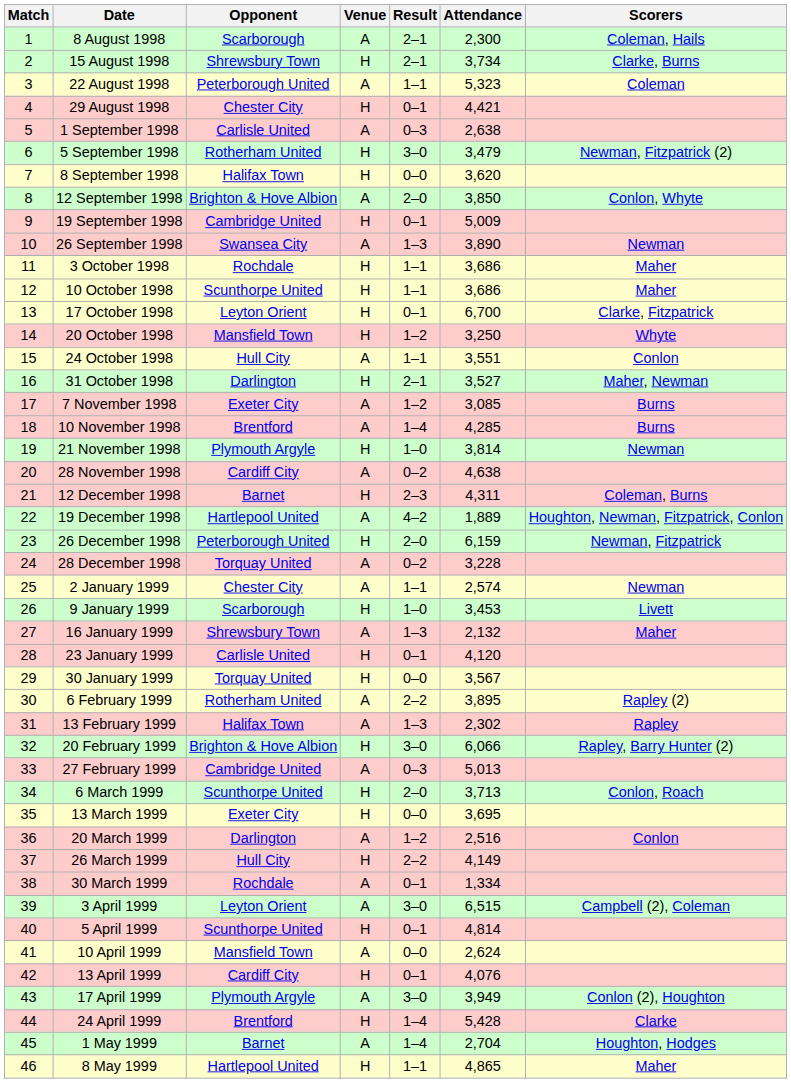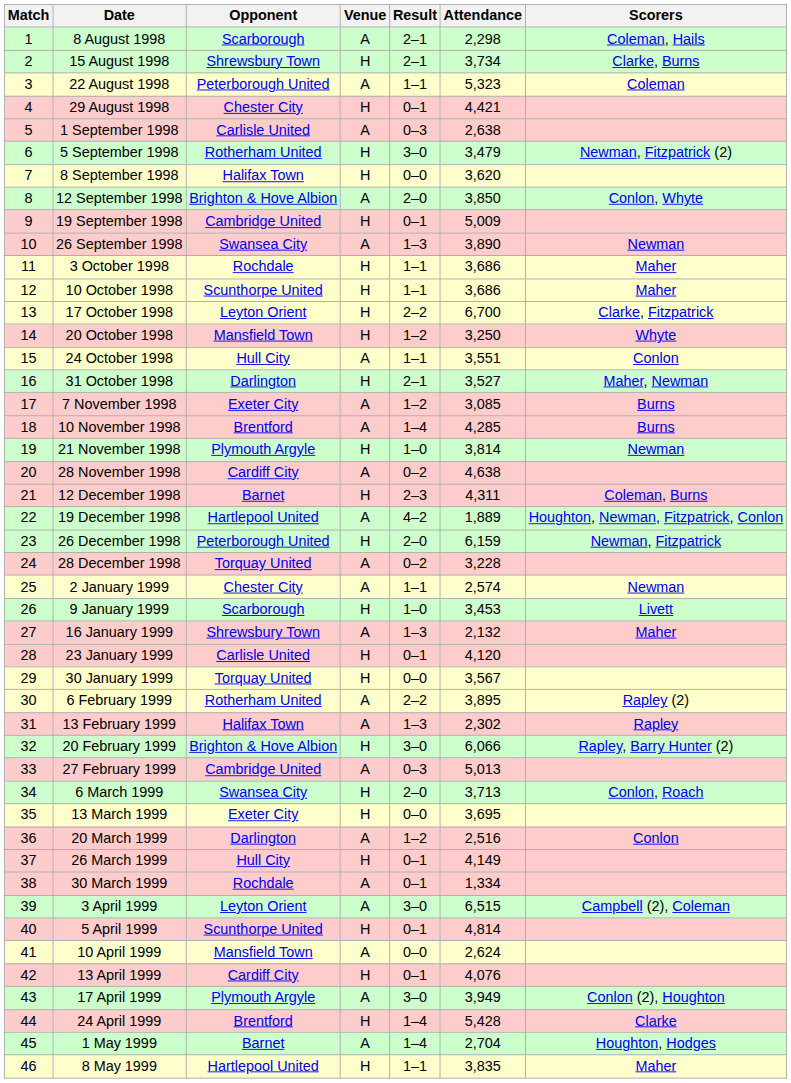(483, 38) 2,300 -> (483, 38) 2,298
(415, 312) 0–1 -> (415, 312) 2–2
(263, 792) Scunthorpe United -> (263, 792) Swansea City
(415, 860) 2–2 -> (415, 860) 0–1
(483, 1066) 4,865 -> (483, 1066) 3,835
